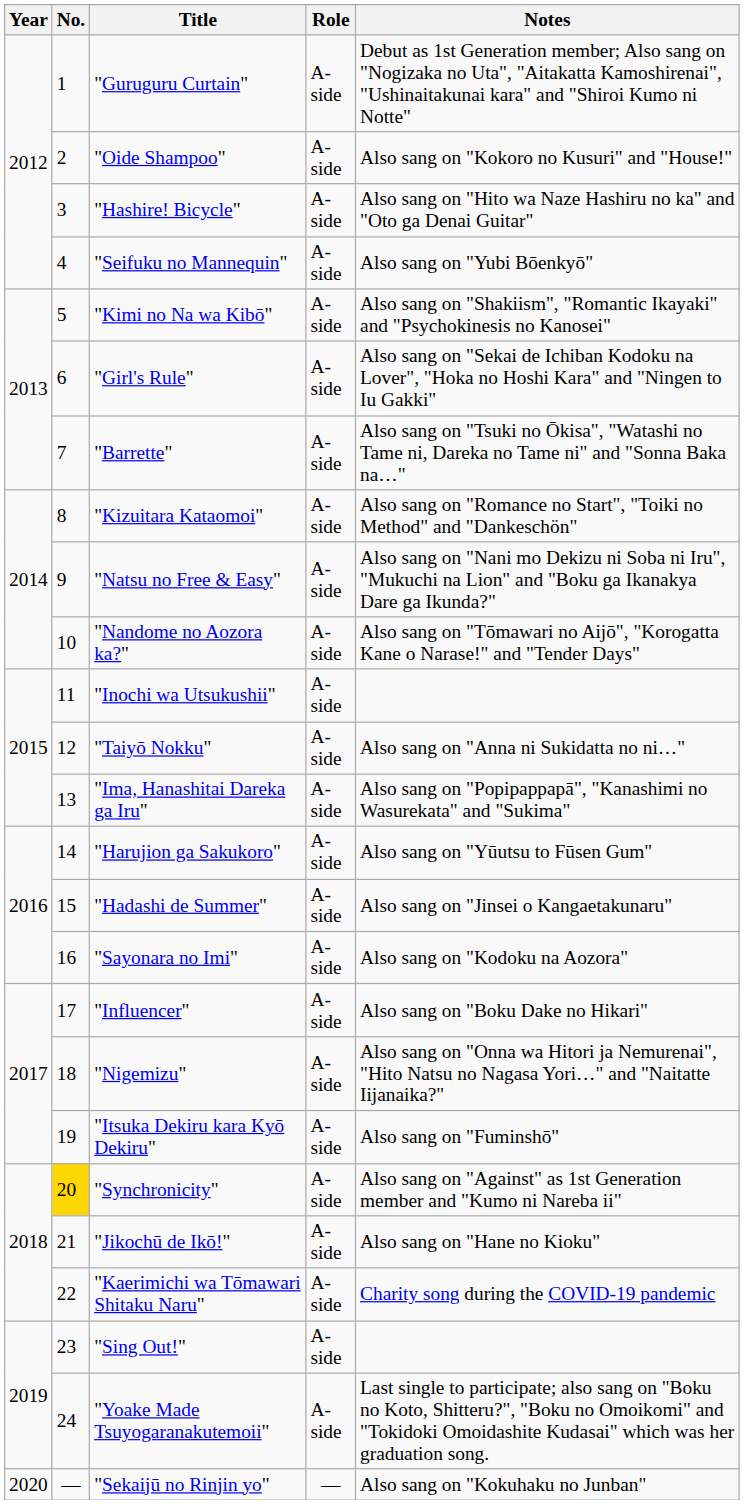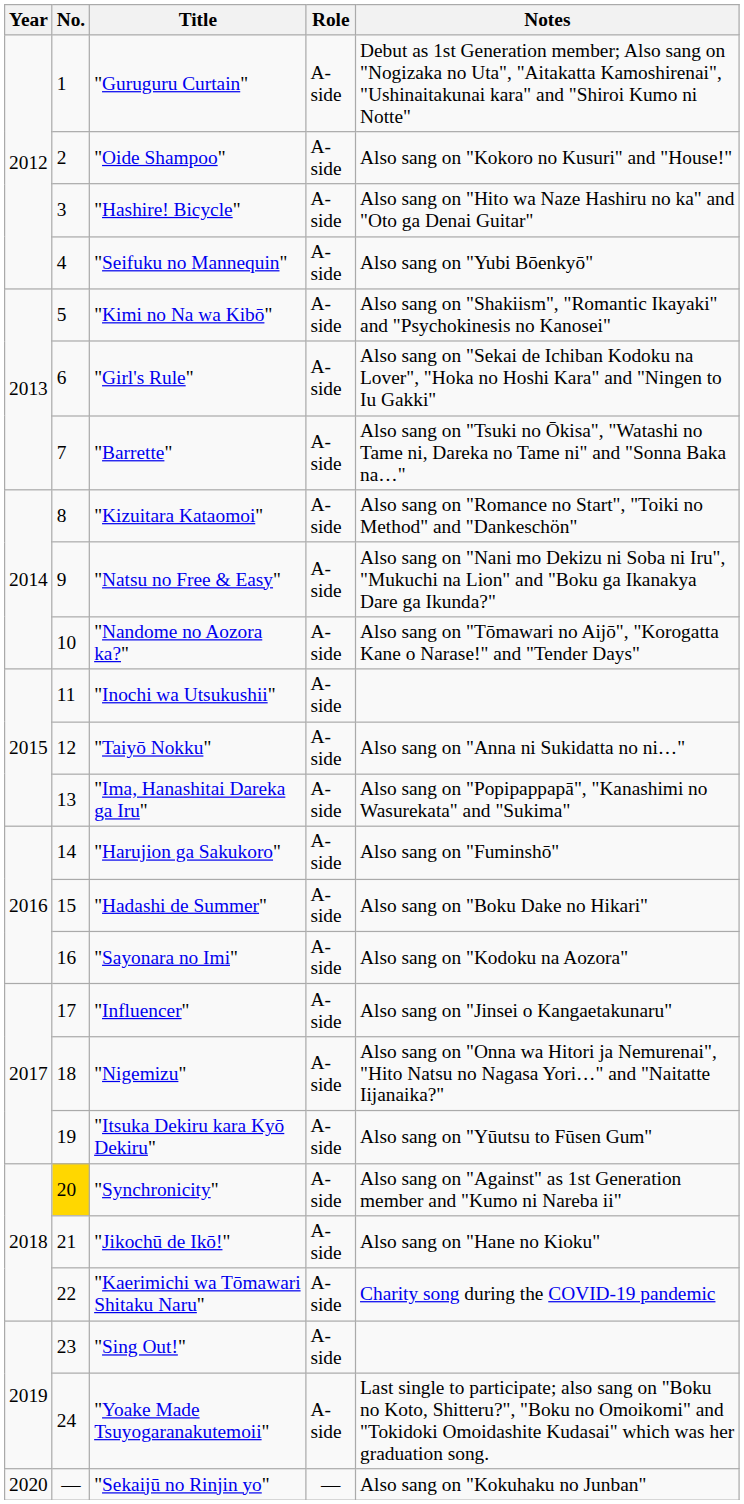(506, 852) Also sang on "Yūutsu to Fūsen Gum" -> (460, 852) Also sang on "Fuminshō"
(516, 905) Also sang on "Jinsei o Kangaetakunaru" -> (504, 905) Also sang on "Boku Dake no Hikari"
(504, 1010) Also sang on "Boku Dake no Hikari" -> (516, 1010) Also sang on "Jinsei o Kangaetakunaru"
(460, 1136) Also sang on "Fuminshō" -> (506, 1136) Also sang on "Yūutsu to Fūsen Gum"
